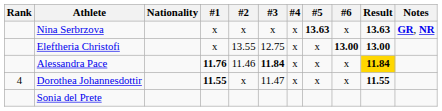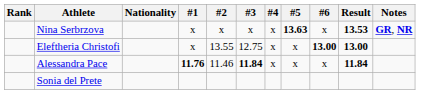(378, 30) 13.63 -> (356, 30) 13.53
(378, 64) gold background -> (356, 64) no background
- row: (89, 81)
